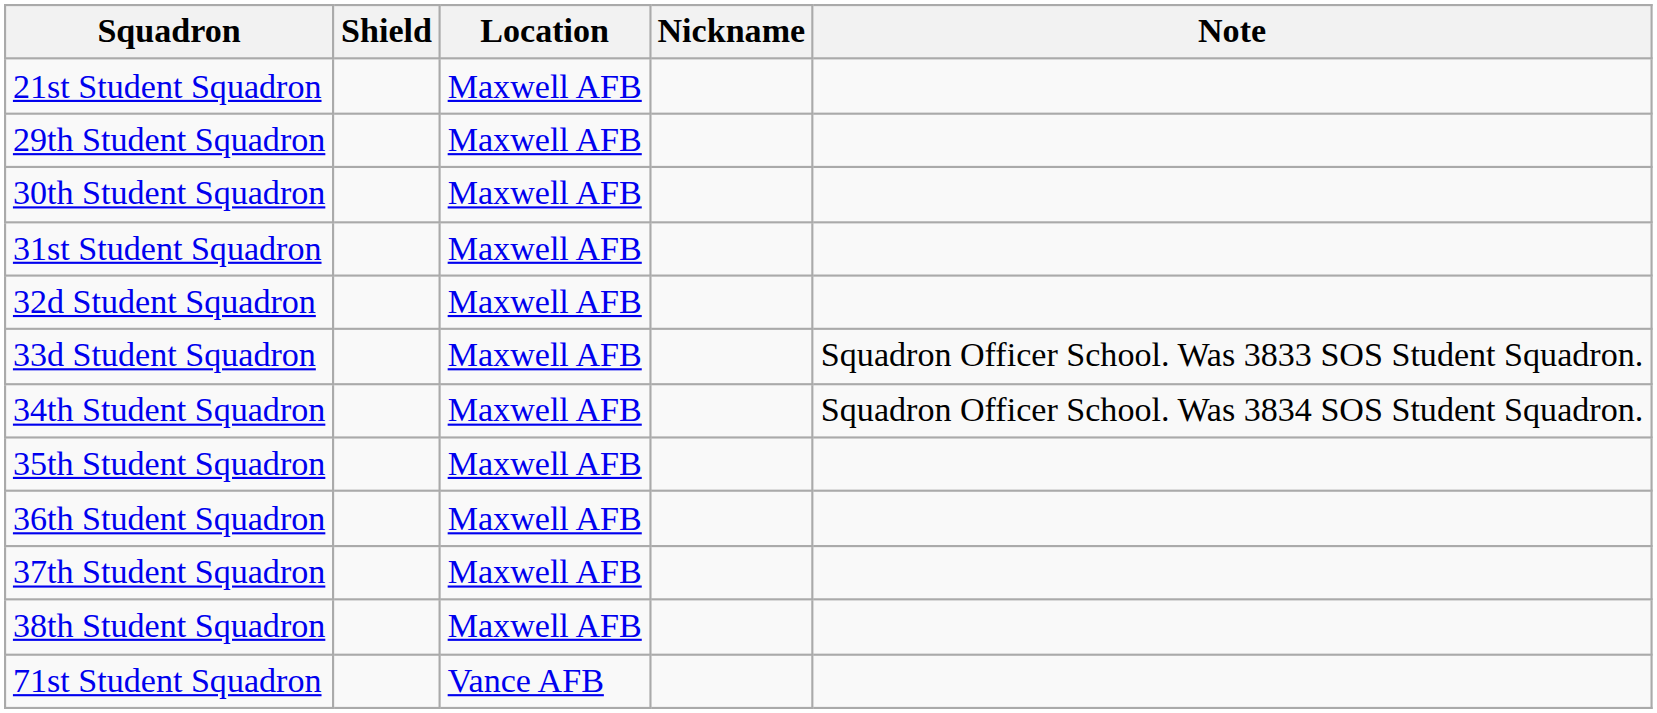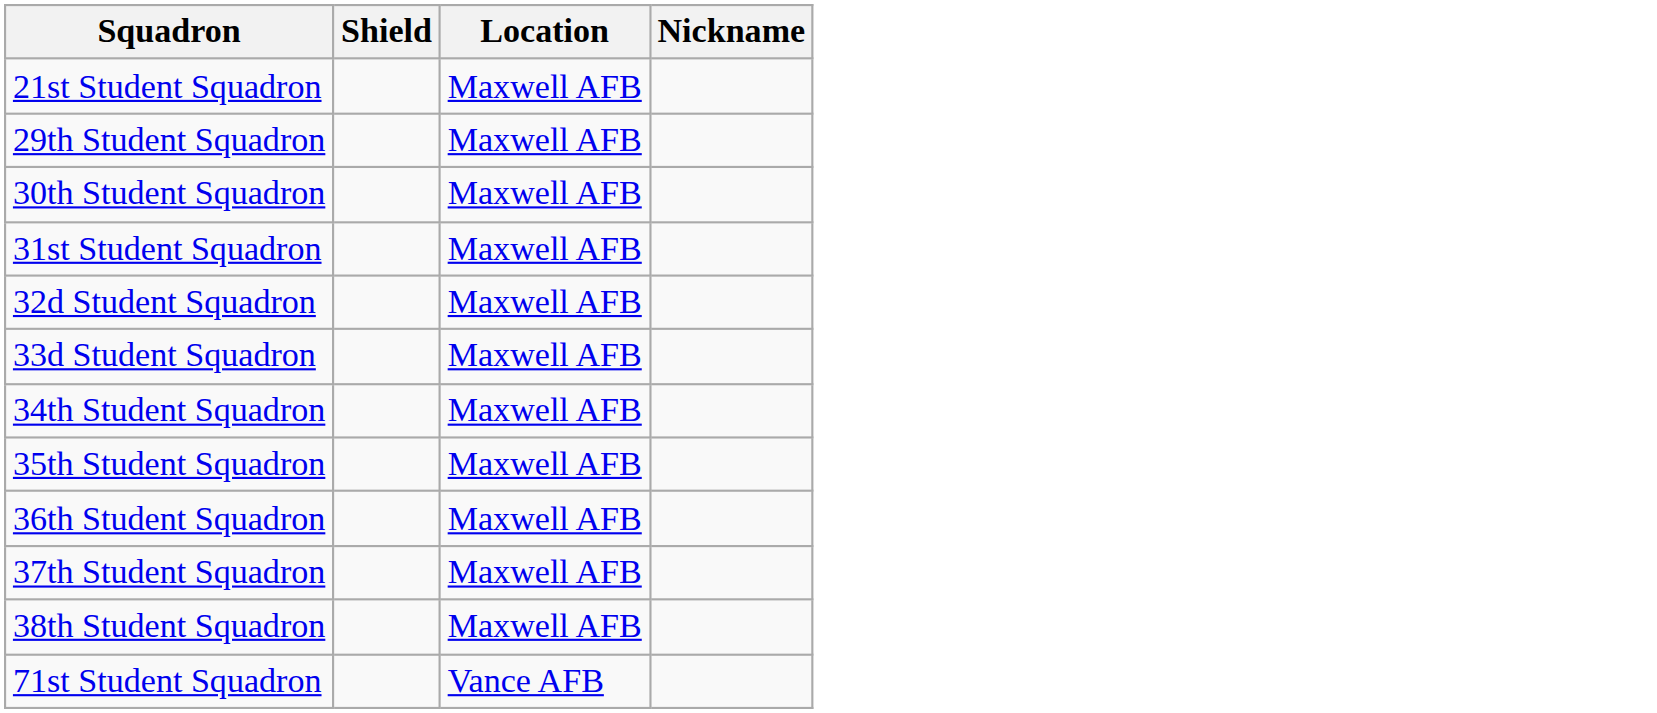- column: (1232, 31)
